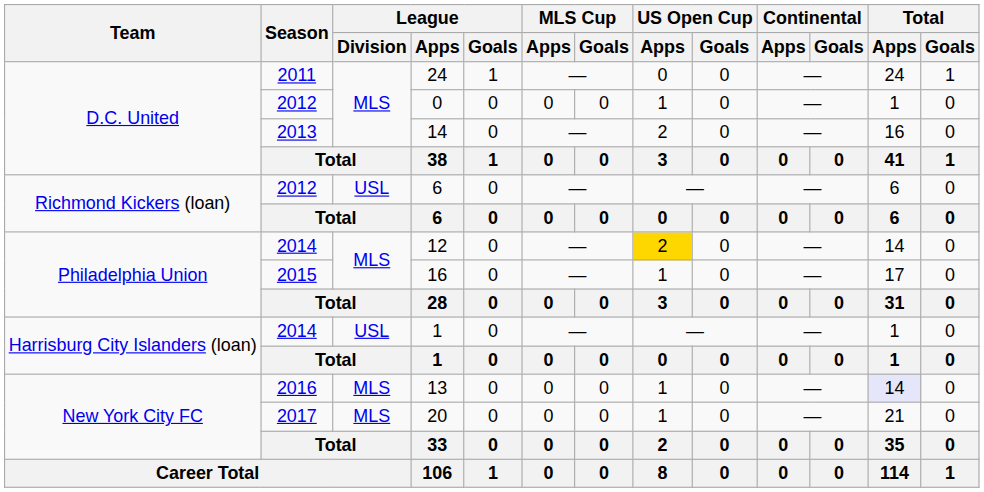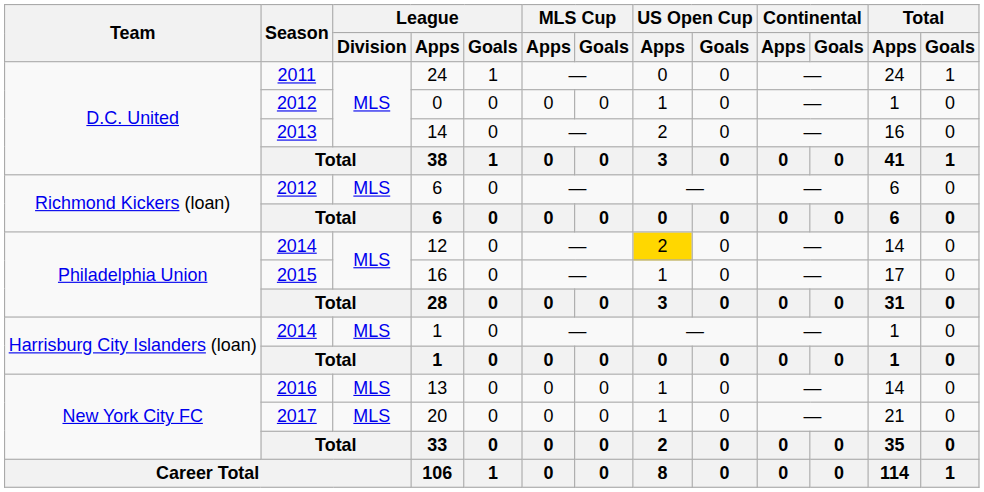(372, 189) USL -> (372, 189) MLS
(372, 331) USL -> (372, 331) MLS
(894, 388) lavender background -> (894, 388) no background
